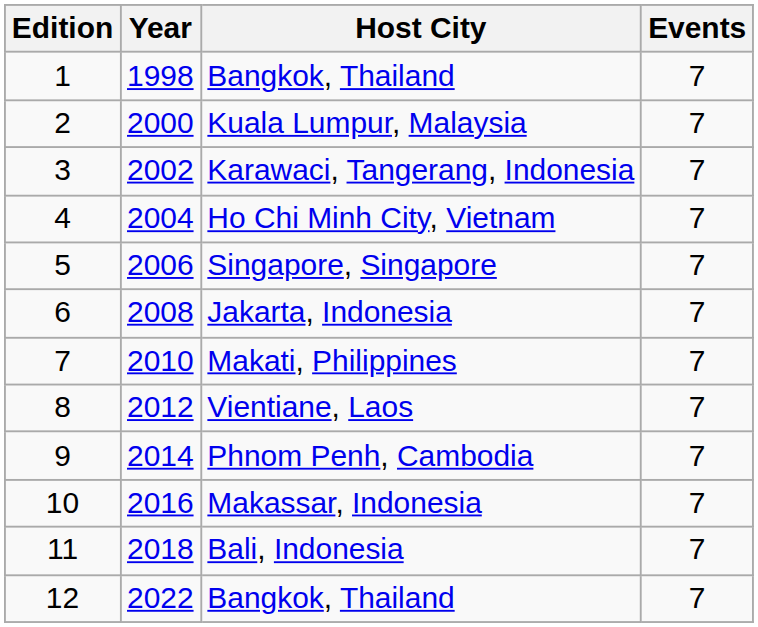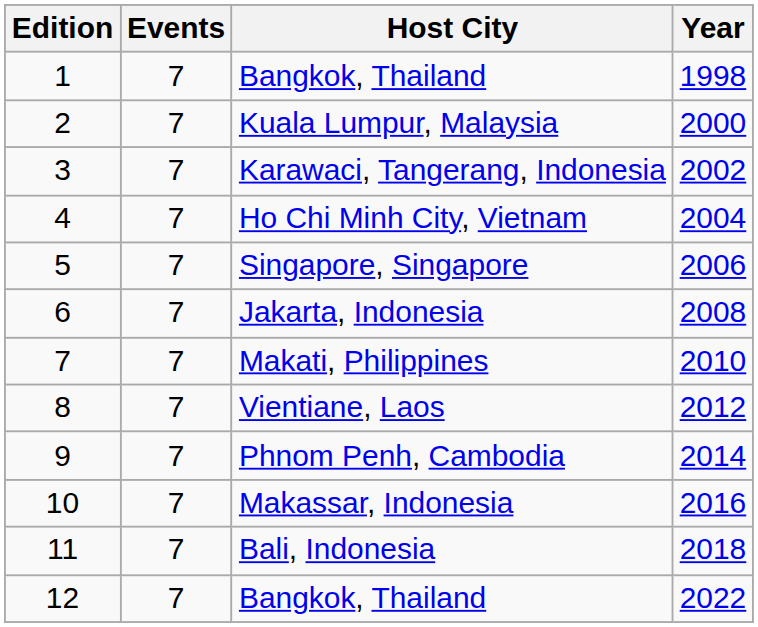columns swapped: (160, 28) <-> (697, 28)
